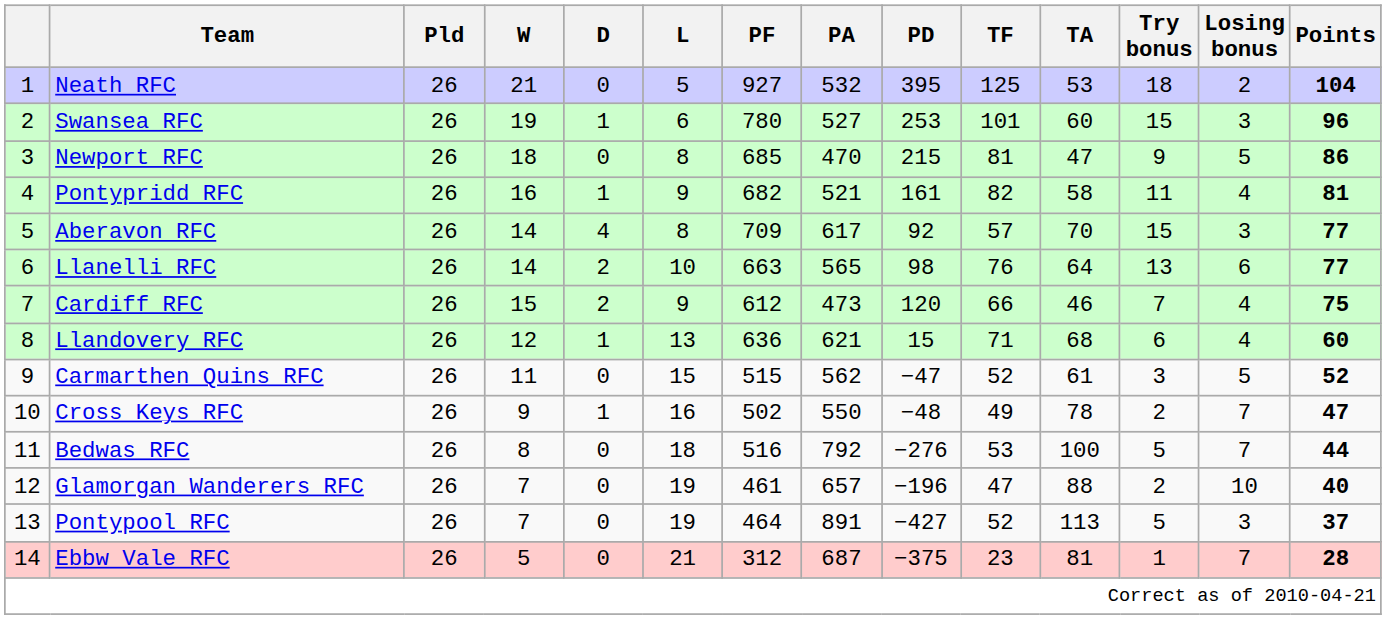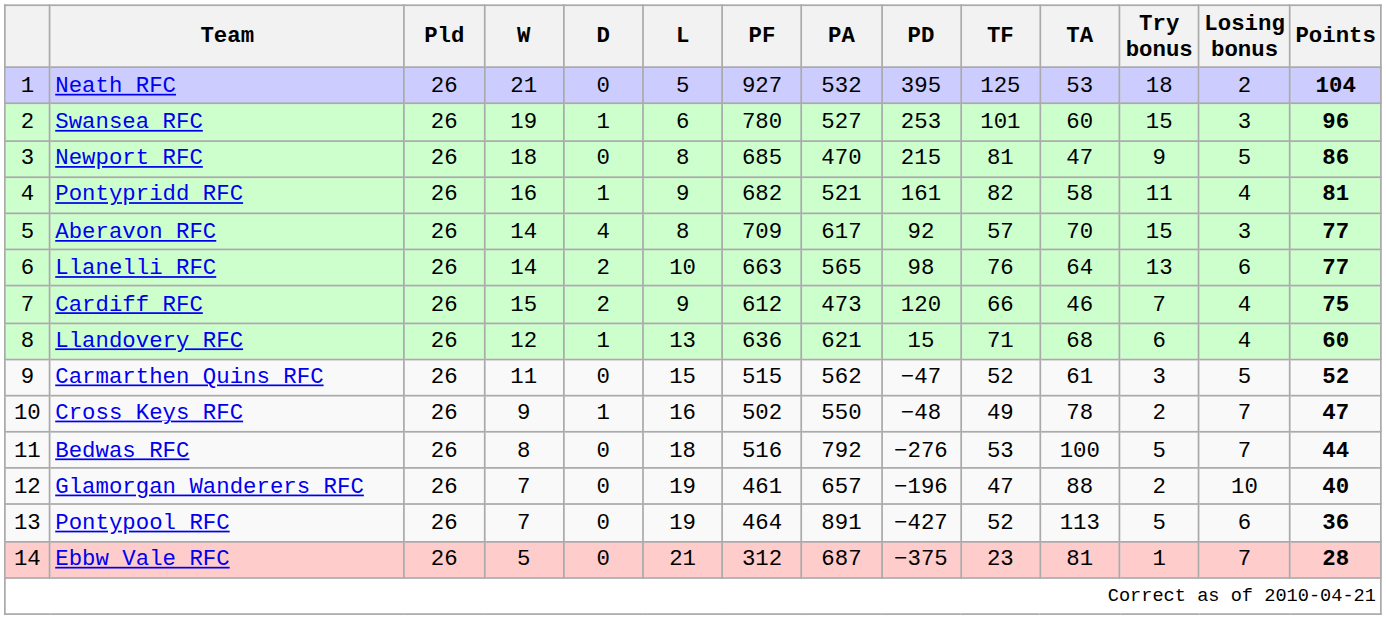(1245, 523) 3 -> (1245, 523) 6
(1336, 523) 37 -> (1336, 523) 36
